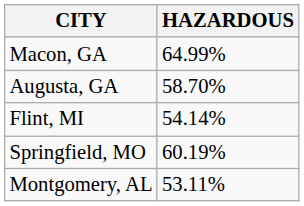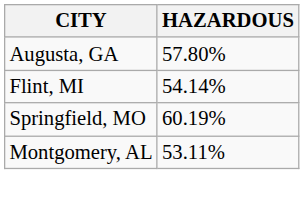- row: (58, 53)
(194, 86) 58.70% -> (194, 53) 57.80%
